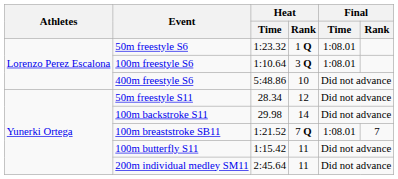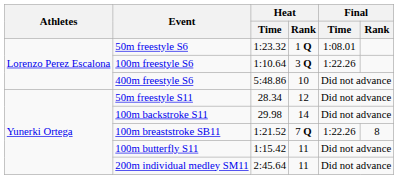(339, 64) 1:08.01 -> (339, 64) 1:22.26
(339, 132) 1:08.01 -> (339, 132) 1:22.26
(377, 132) 7 -> (377, 132) 8
